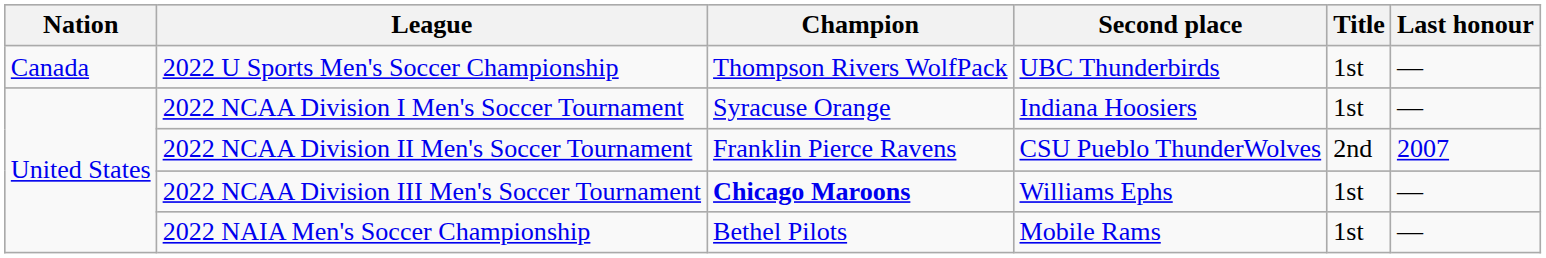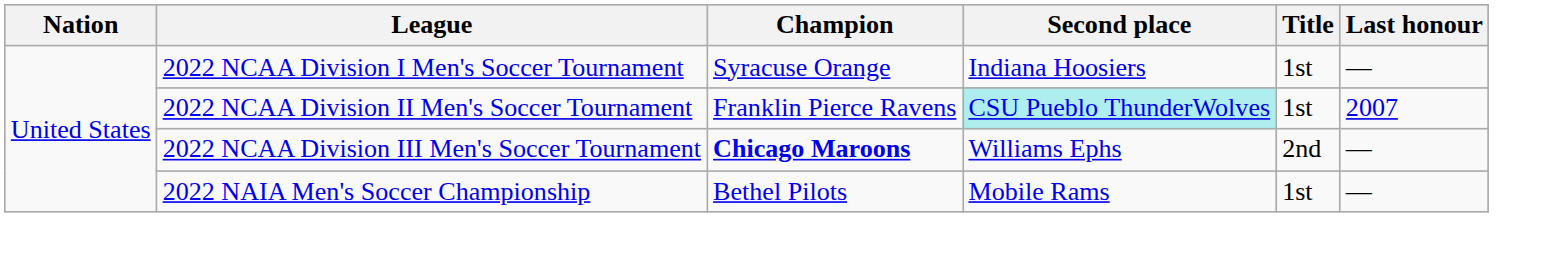- row: (391, 66)
(1170, 149) no background -> (1119, 107) paleturquoise background
(1353, 149) 2nd -> (1297, 107) 1st
(1348, 190) 1st -> (1302, 149) 2nd
